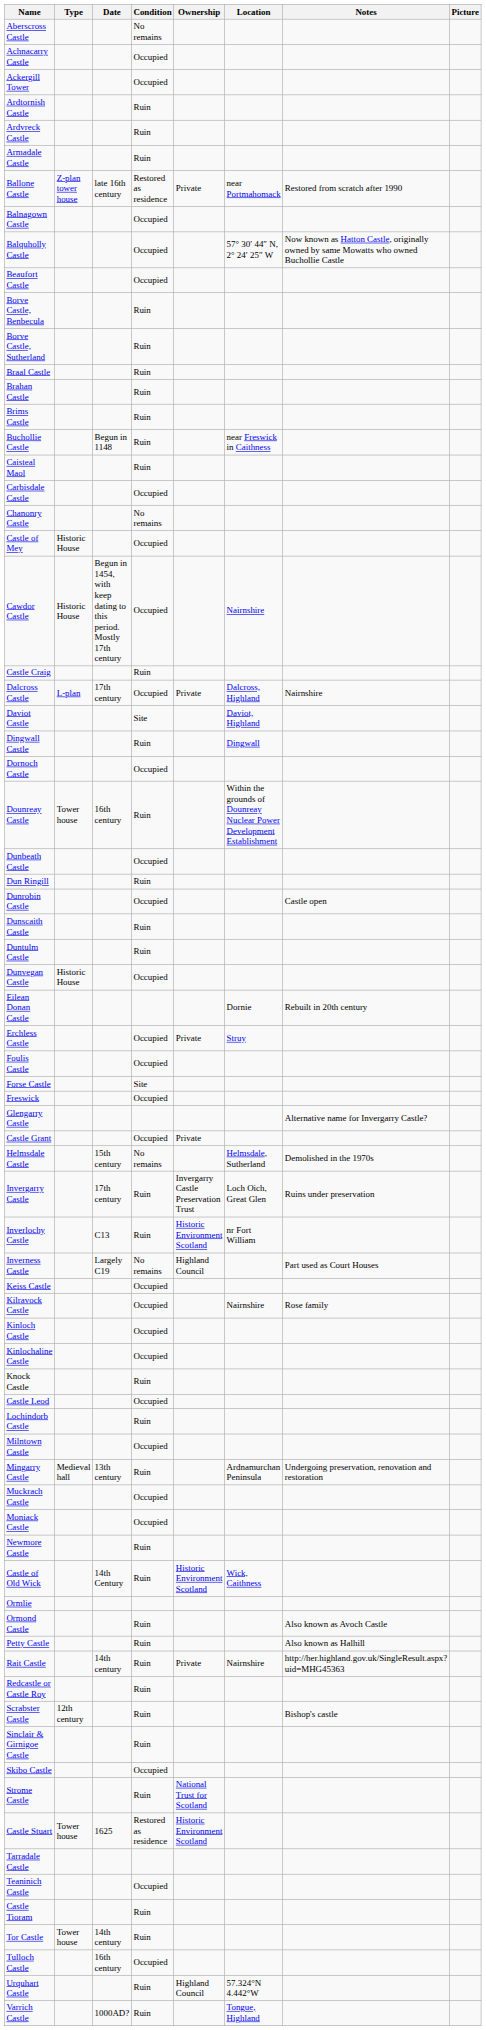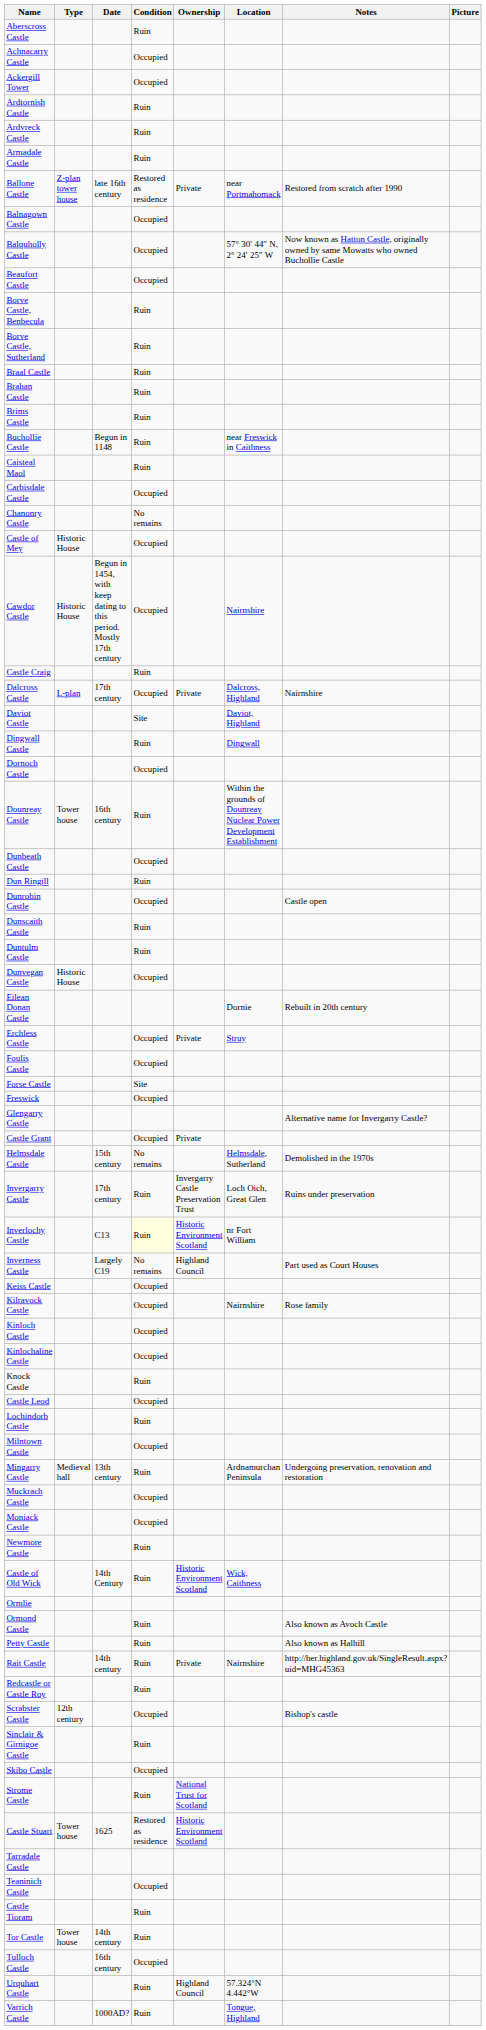(148, 32) No remains -> (142, 32) Ruin
(142, 1235) no background -> (142, 1235) lightyellow background
(142, 1714) Ruin -> (151, 1714) Occupied
